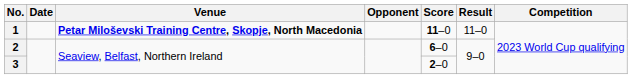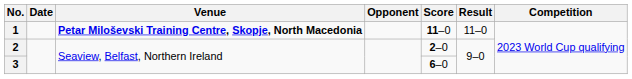(439, 47) 6–0 -> (439, 47) 2–0
(439, 64) 2–0 -> (439, 64) 6–0
